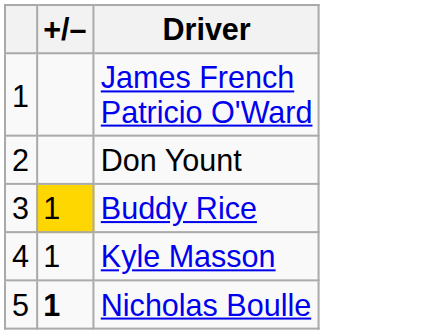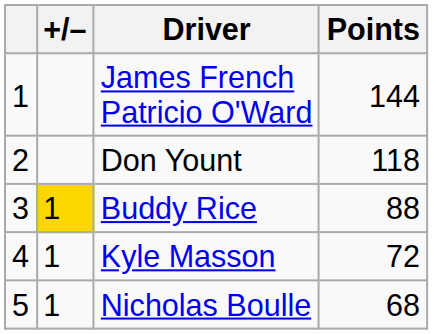+ column: (373, 29)
(52, 305) bold -> (52, 305) normal
